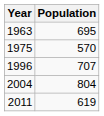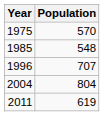- row: (20, 31)
+ row: (20, 48)
